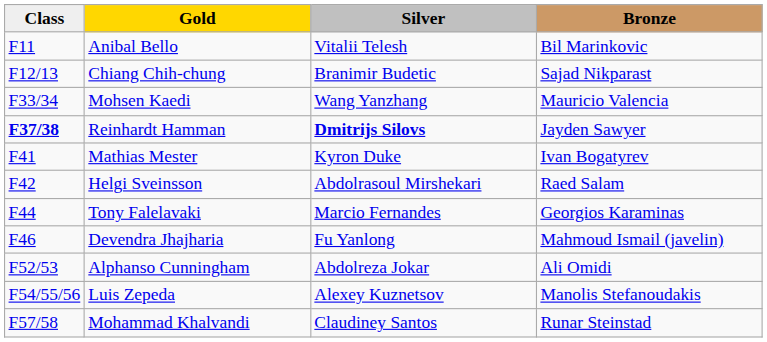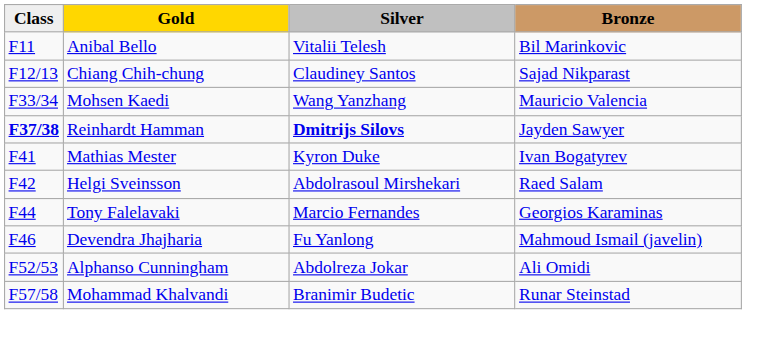(375, 73) Branimir Budetic -> (354, 73) Claudiney Santos
- row: (132, 294)
(376, 322) Claudiney Santos -> (354, 294) Branimir Budetic
